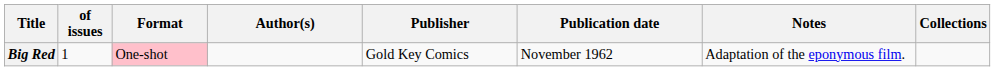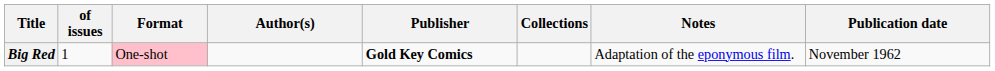columns swapped: (610, 23) <-> (953, 23)
(417, 54) normal -> (419, 54) bold
